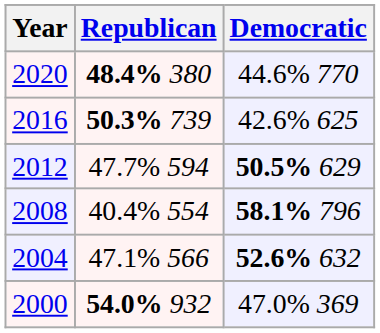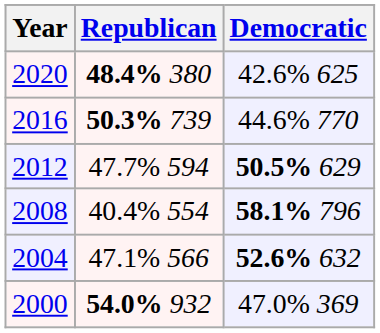(298, 74) 44.6% 770 -> (298, 74) 42.6% 625
(298, 119) 42.6% 625 -> (298, 119) 44.6% 770
